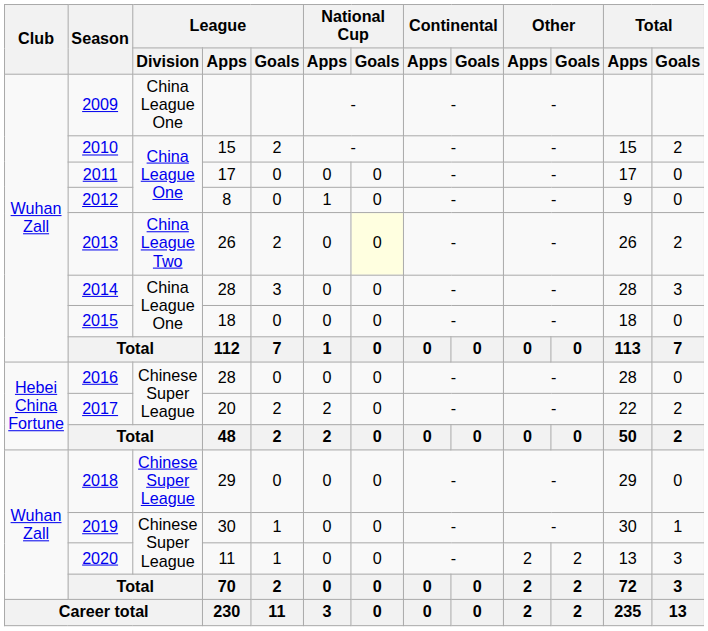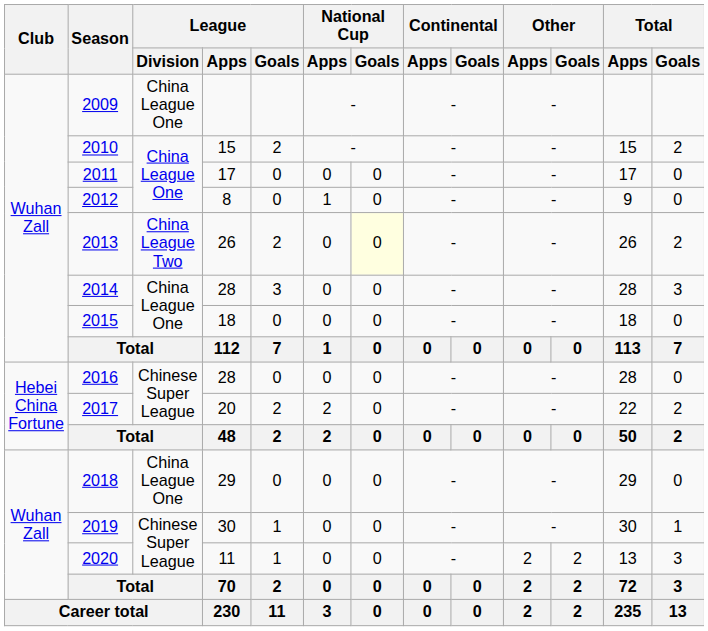(168, 481) Chinese Super League -> (168, 481) China League One
